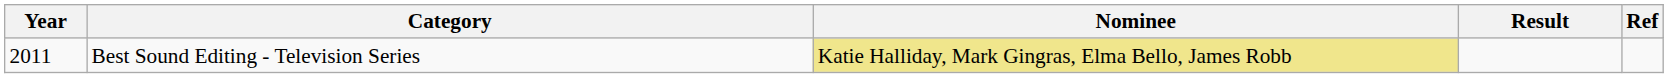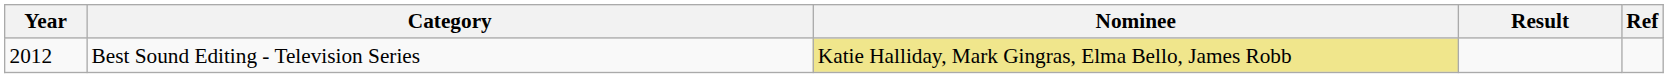(30, 55) 2011 -> (31, 55) 2012
